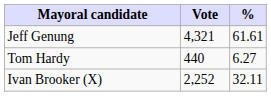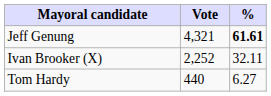(248, 36) normal -> (248, 36) bold
rows swapped: (55, 79) <-> (39, 58)
